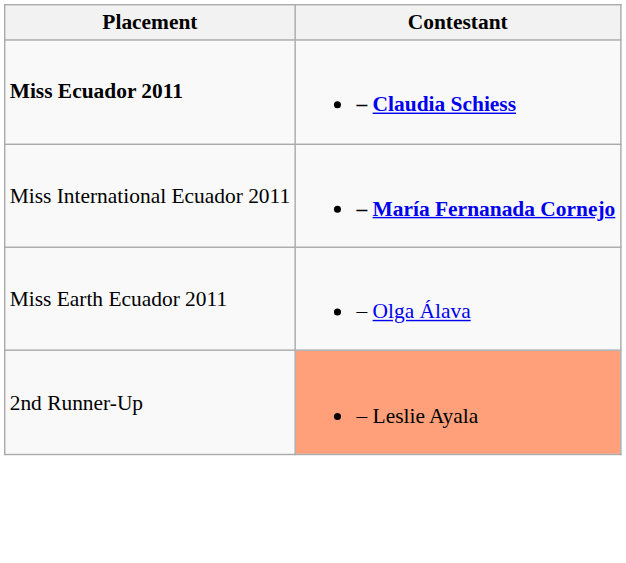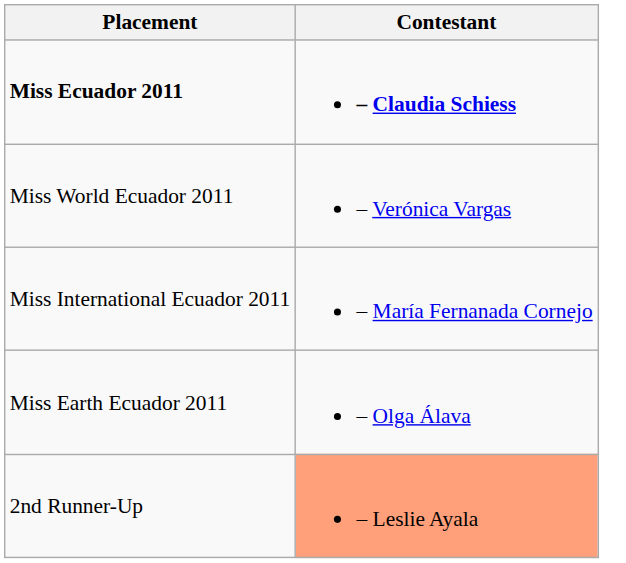+ row: (122, 195)
(458, 208) bold -> (446, 312) normal
